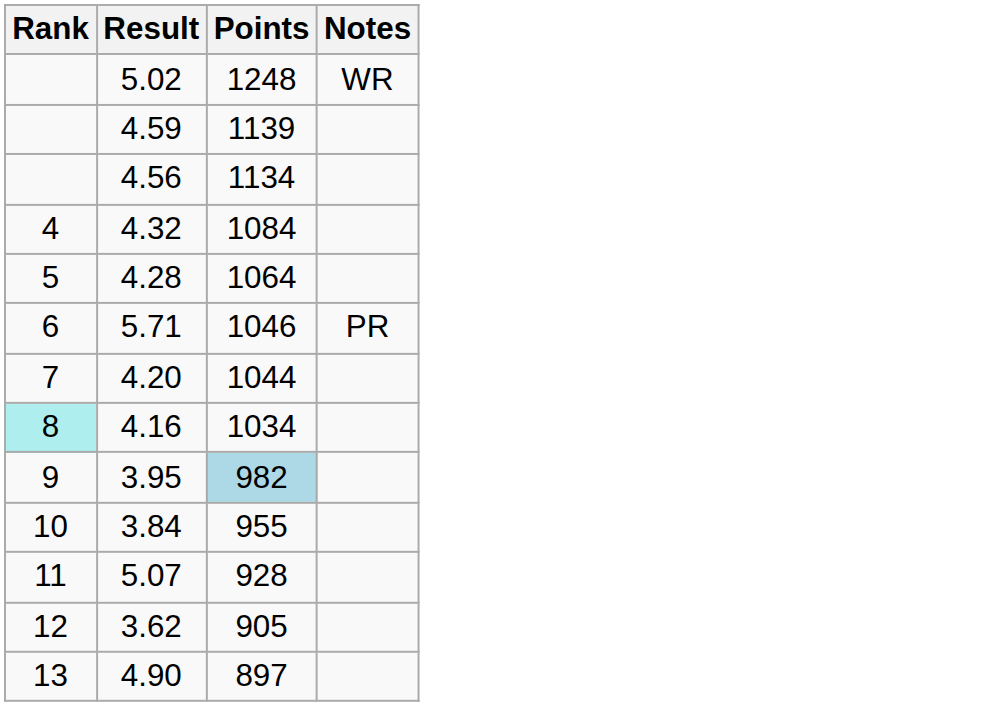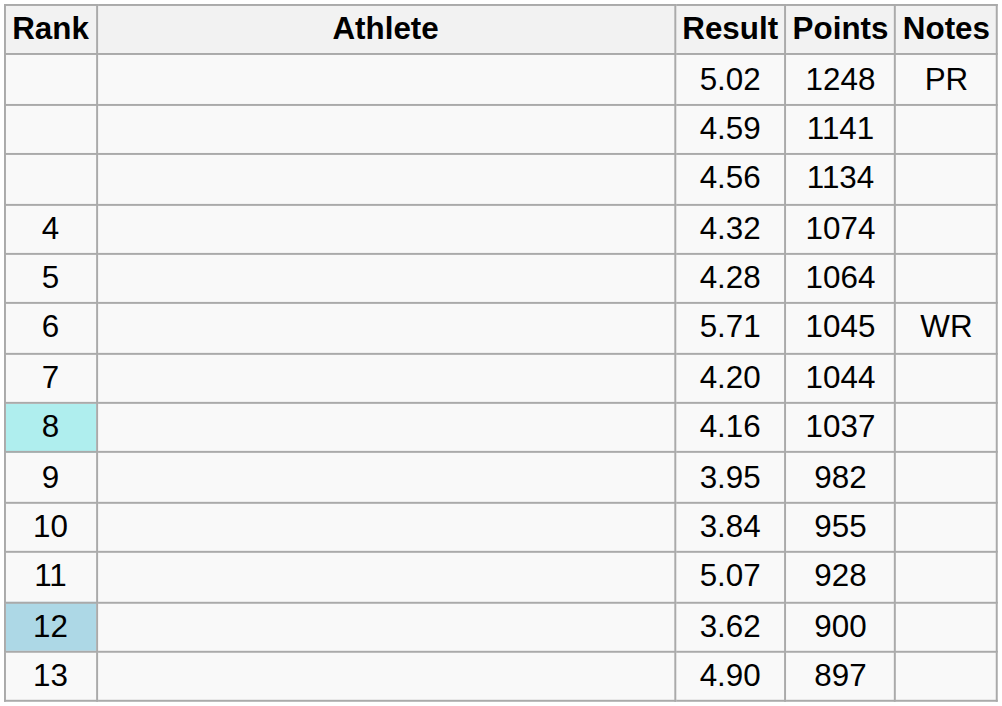+ column: (386, 29)
(367, 79) WR -> (946, 79) PR
(262, 128) 1139 -> (840, 128) 1141
(262, 228) 1084 -> (840, 228) 1074
(262, 327) 1046 -> (840, 327) 1045
(368, 327) PR -> (946, 327) WR
(262, 427) 1034 -> (840, 427) 1037
(262, 476) lightblue background -> (841, 476) no background
(51, 626) no background -> (51, 626) lightblue background
(262, 626) 905 -> (841, 626) 900
